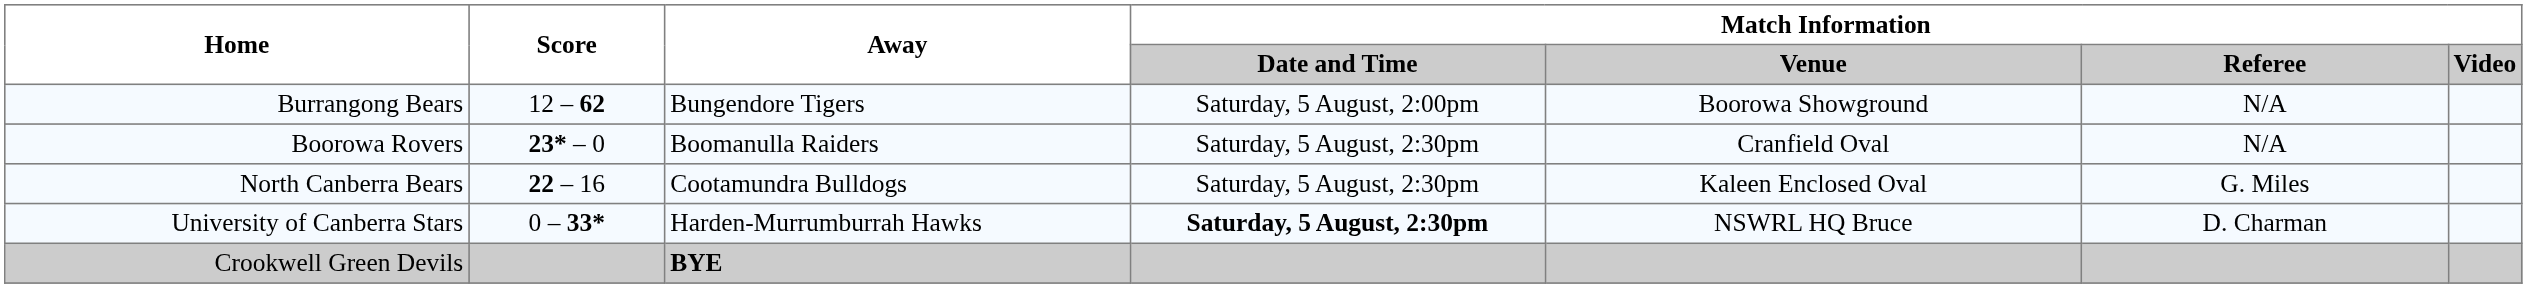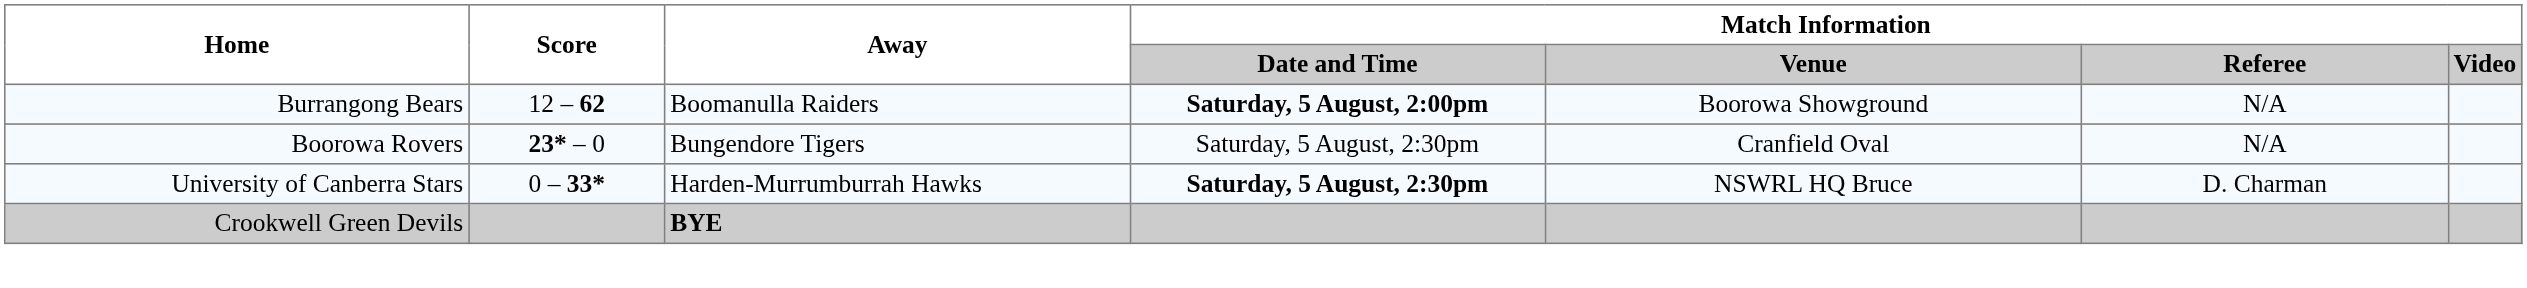(767, 103) Bungendore Tigers -> (775, 103) Boomanulla Raiders
(1337, 103) normal -> (1337, 103) bold
(775, 143) Boomanulla Raiders -> (767, 143) Bungendore Tigers
- row: (352, 183)
